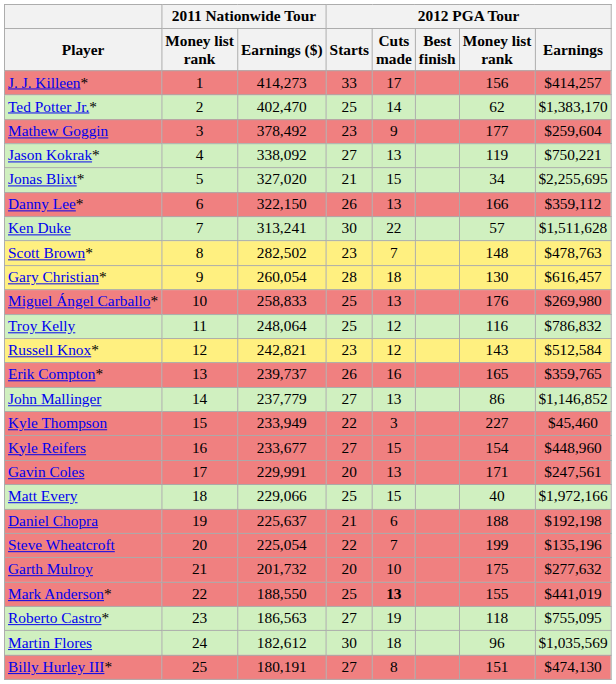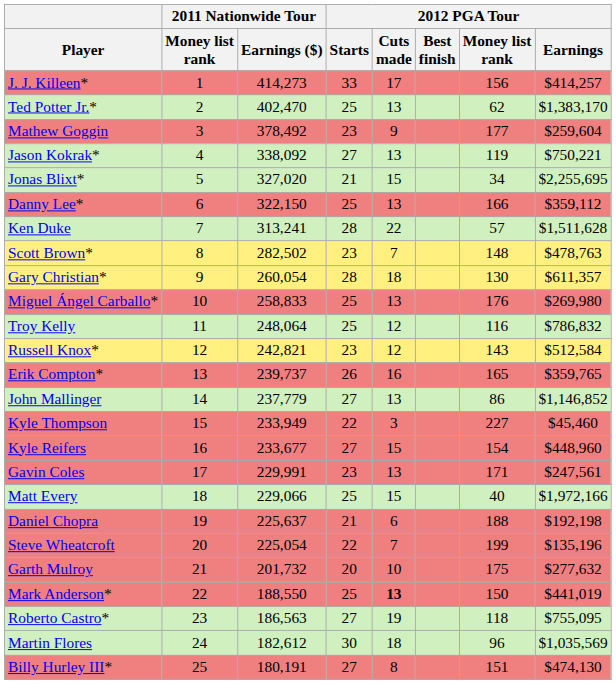(394, 107) 14 -> (394, 107) 13
(349, 204) 26 -> (349, 204) 25
(349, 228) 30 -> (349, 228) 28
(573, 277) $616,457 -> (573, 277) $611,357
(349, 472) 20 -> (349, 472) 23
(497, 594) 155 -> (497, 594) 150
